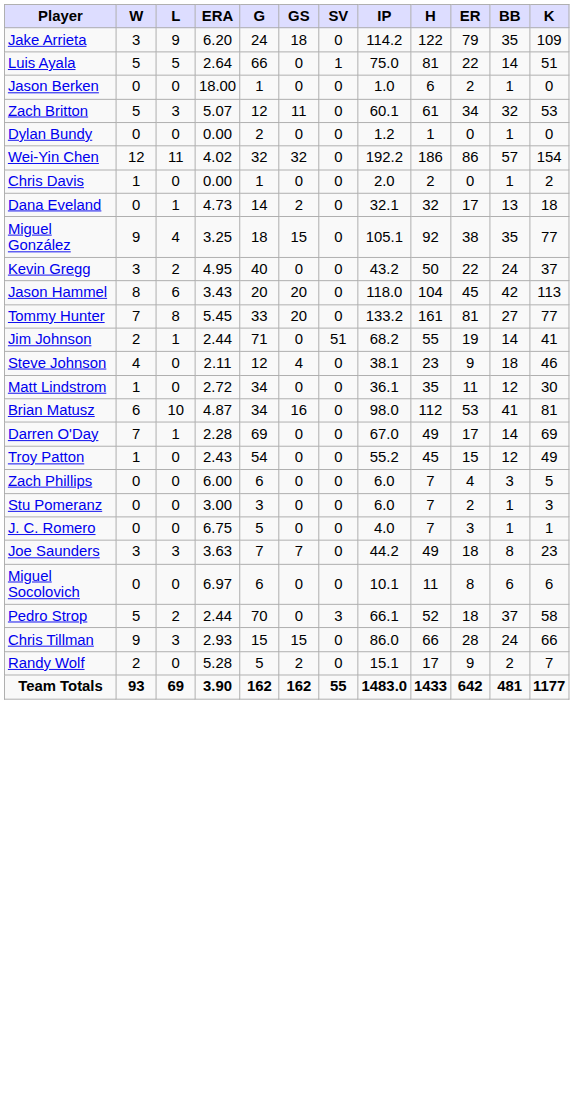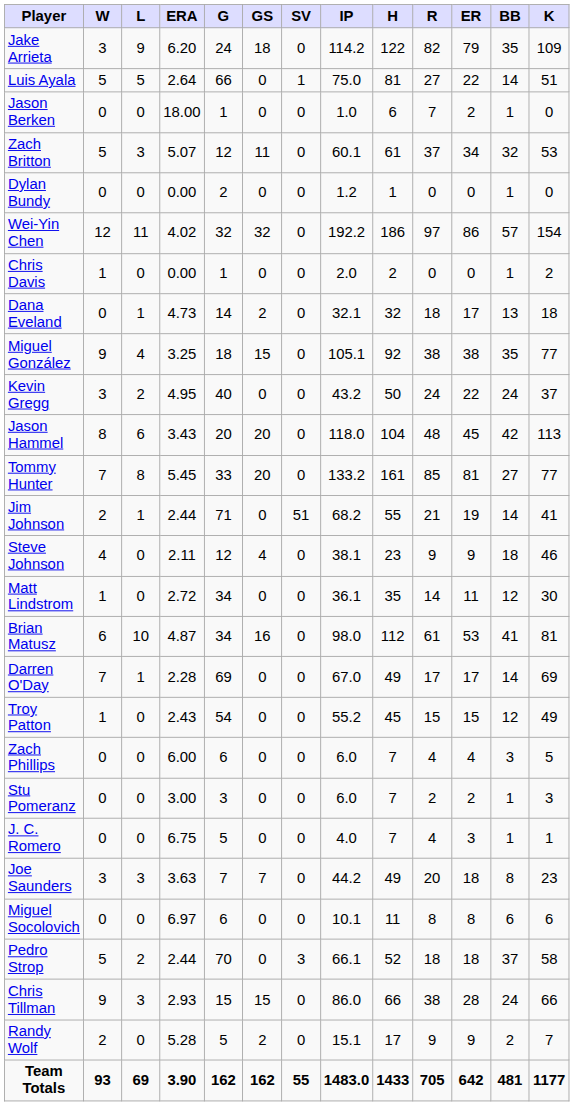+ column: (432, 16)
